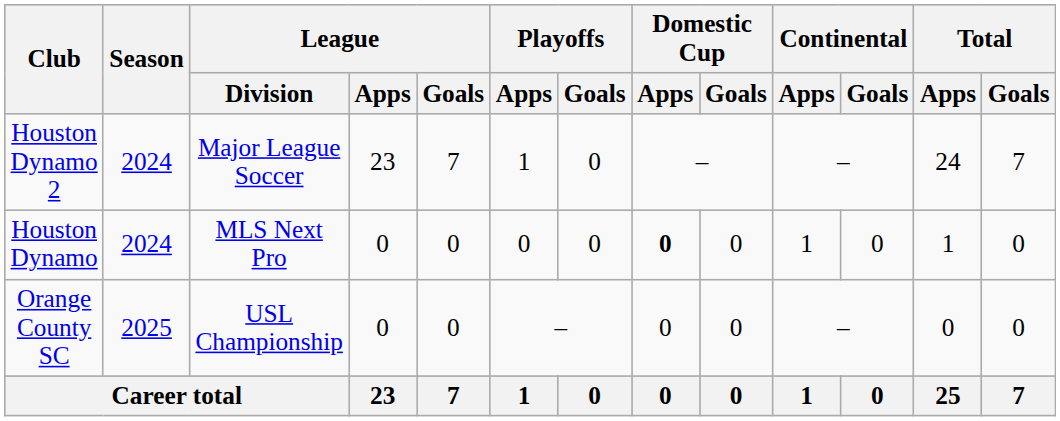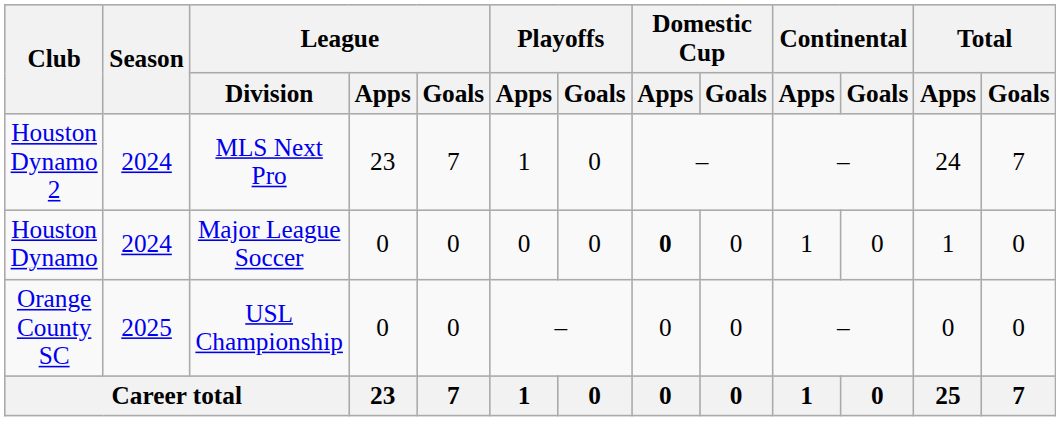(269, 161) Major League Soccer -> (269, 161) MLS Next Pro
(269, 244) MLS Next Pro -> (269, 244) Major League Soccer
